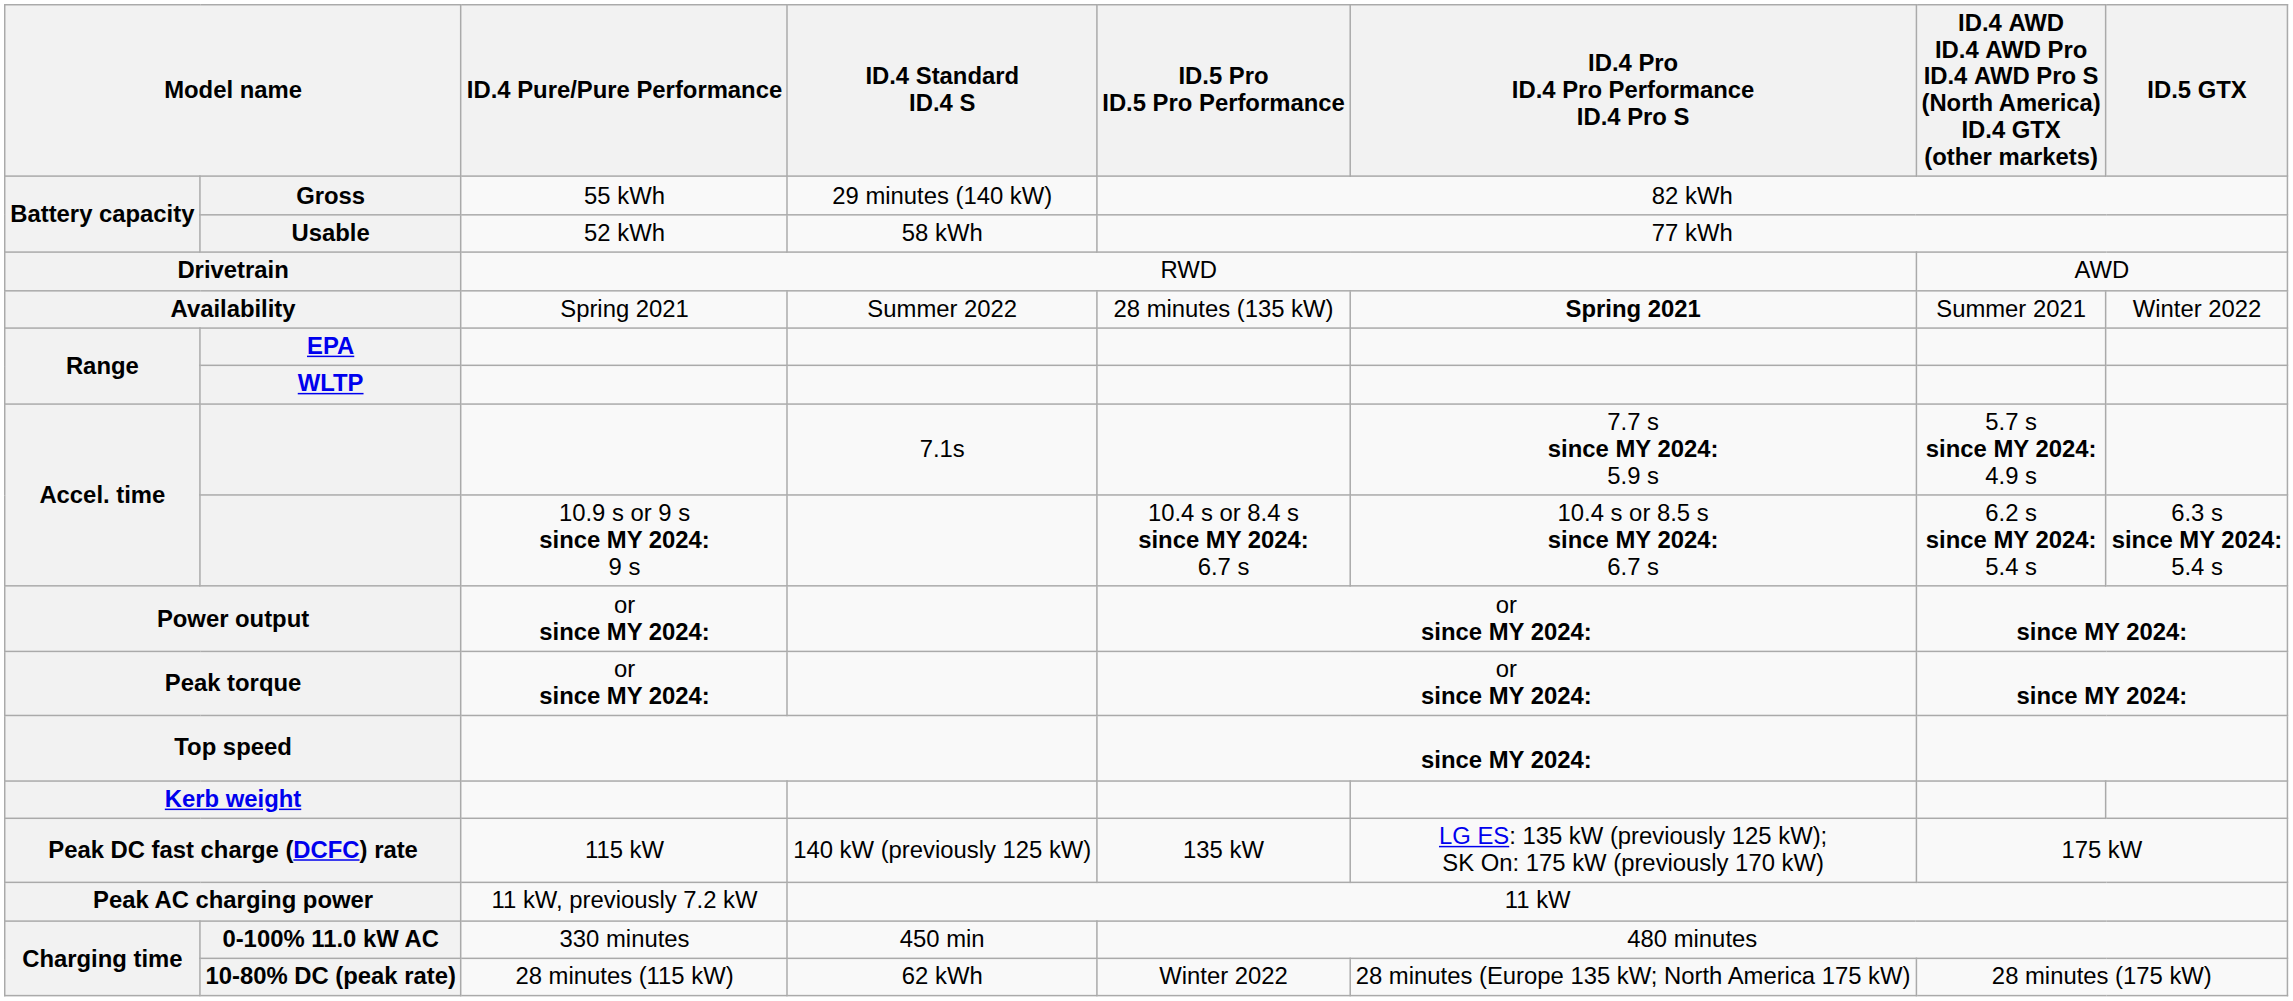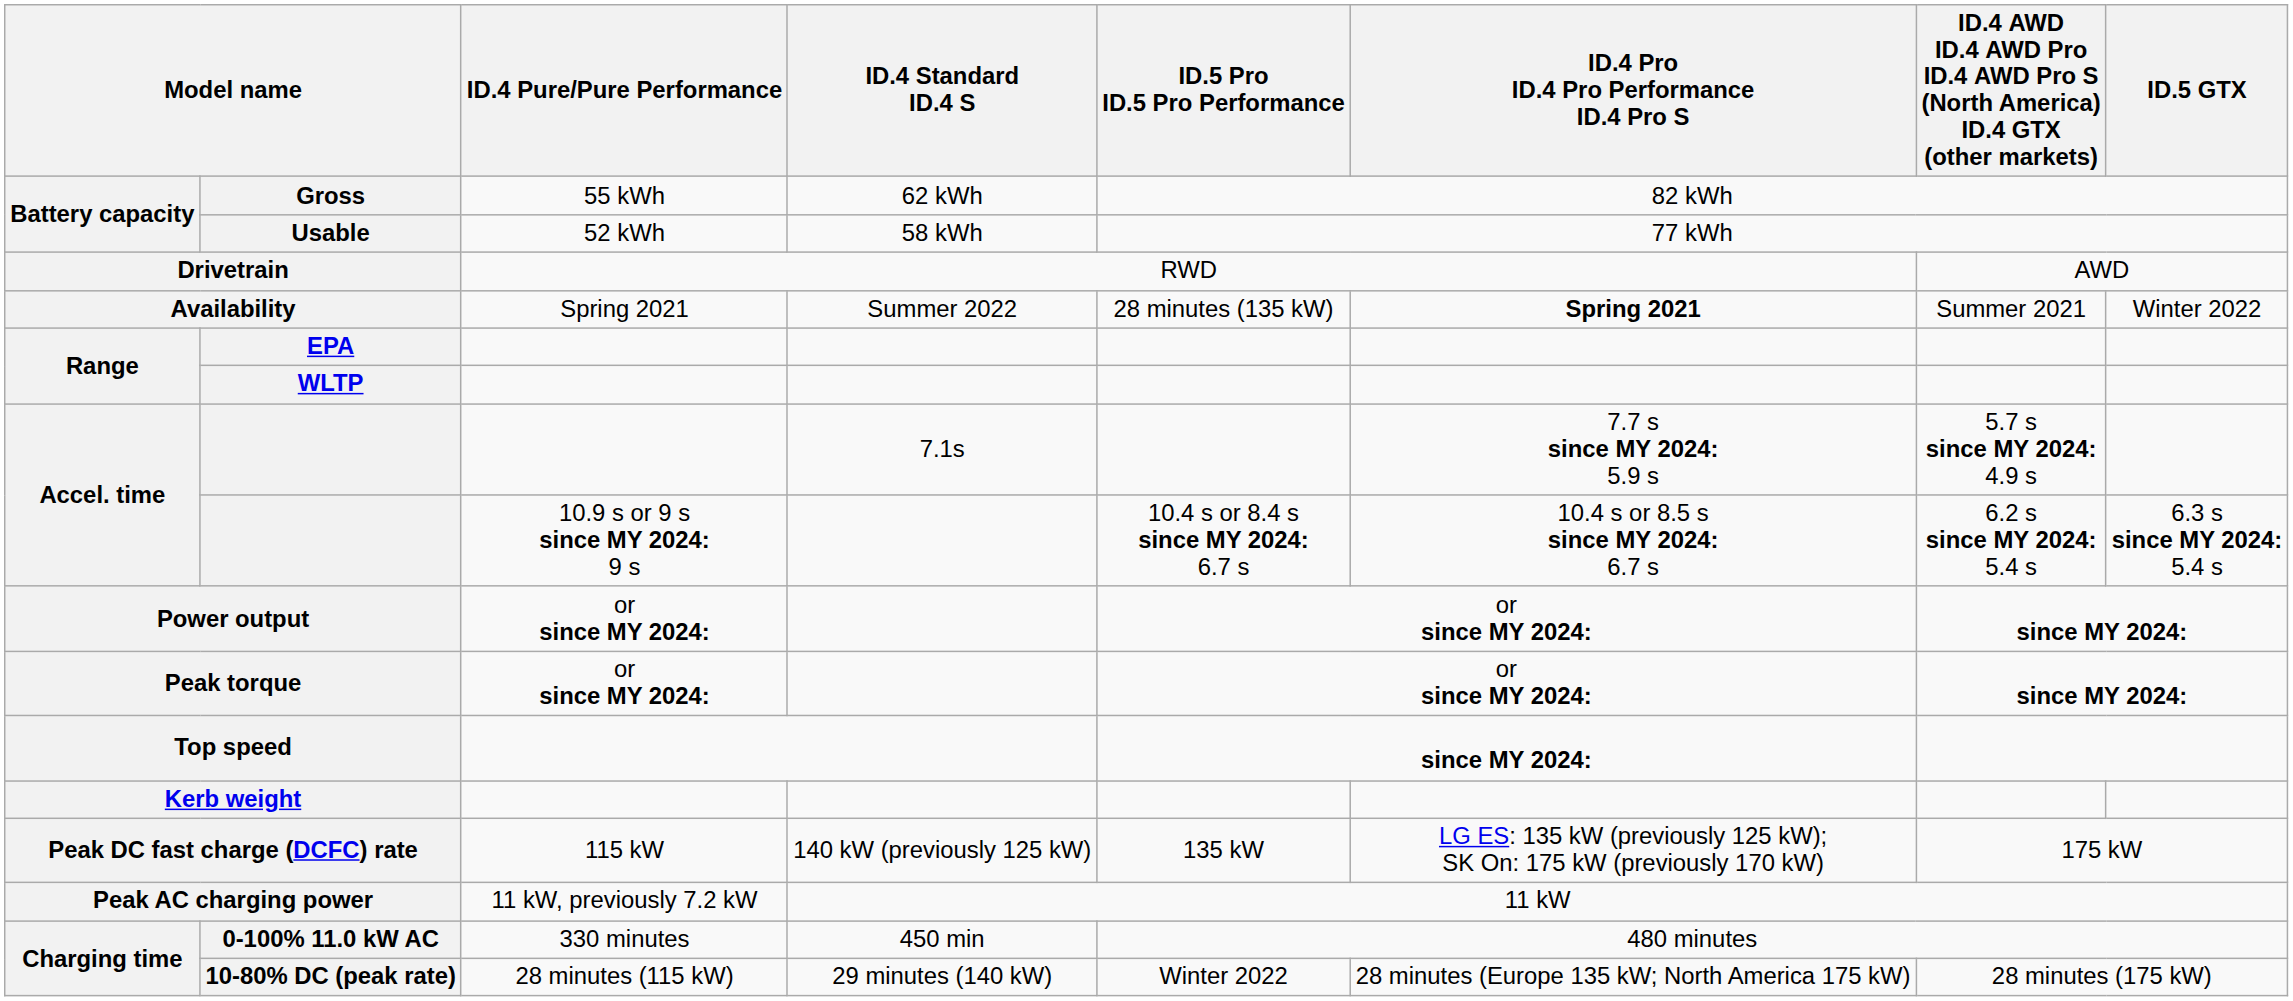(942, 195) 29 minutes (140 kW) -> (942, 195) 62 kWh
(942, 977) 62 kWh -> (942, 977) 29 minutes (140 kW)
